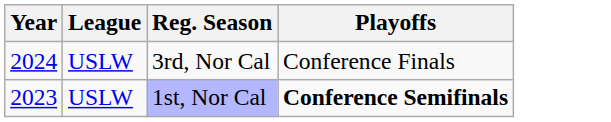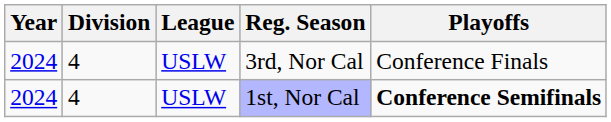+ column: (109, 23)
(34, 97) 2023 -> (34, 97) 2024
